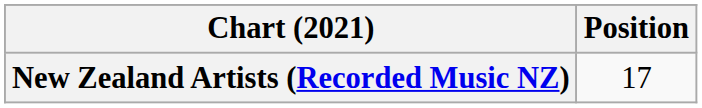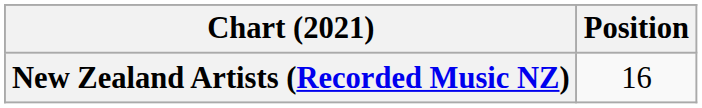(636, 77) 17 -> (636, 77) 16
